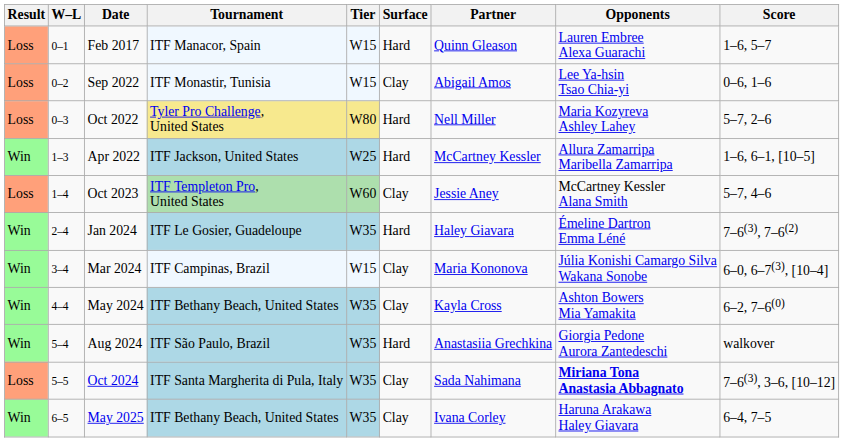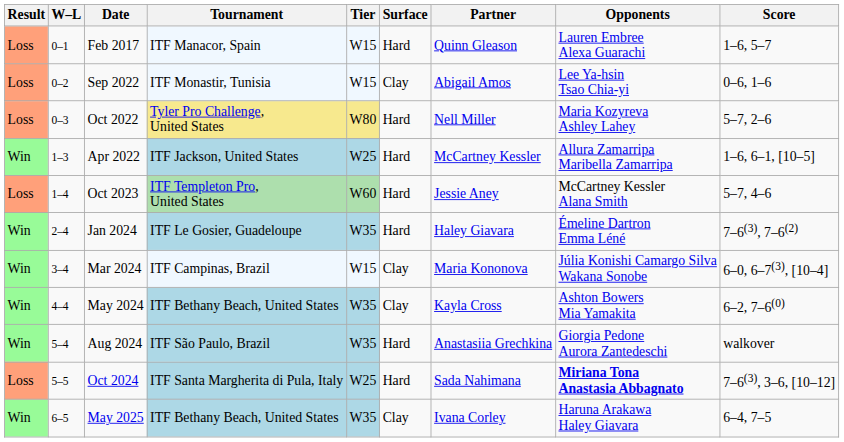(396, 194) Clay -> (396, 194) Hard
(363, 380) W35 -> (363, 380) W25
(396, 380) Clay -> (396, 380) Hard
